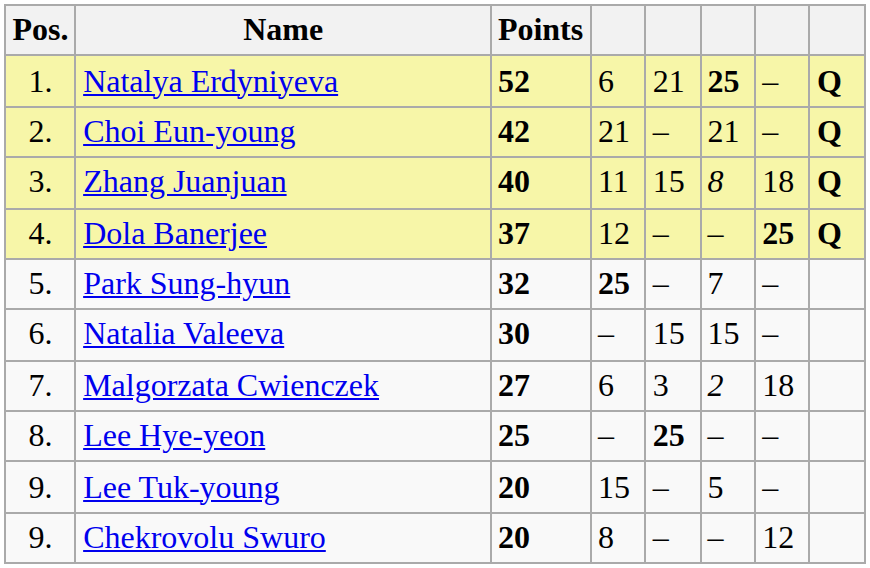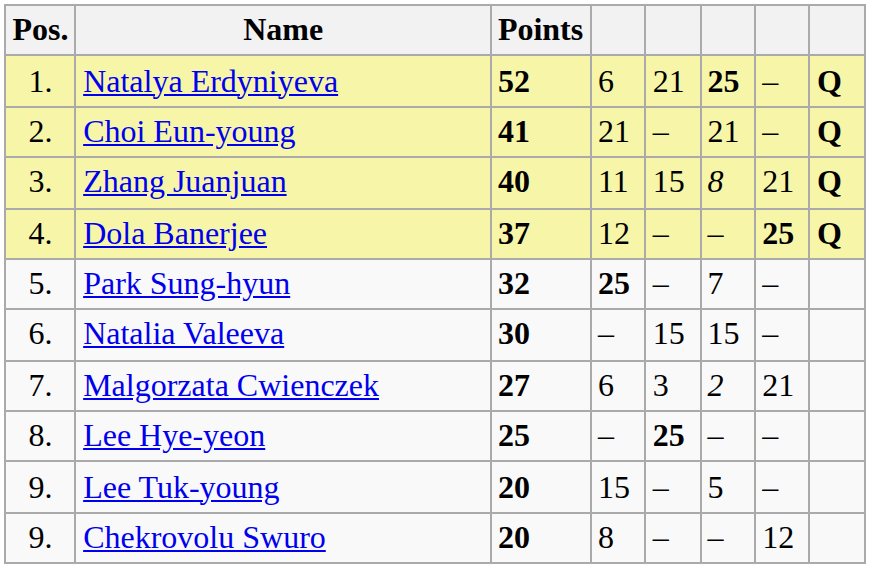(514, 131) 42 -> (514, 131) 41
(778, 182) 18 -> (778, 182) 21
(778, 385) 18 -> (778, 385) 21
